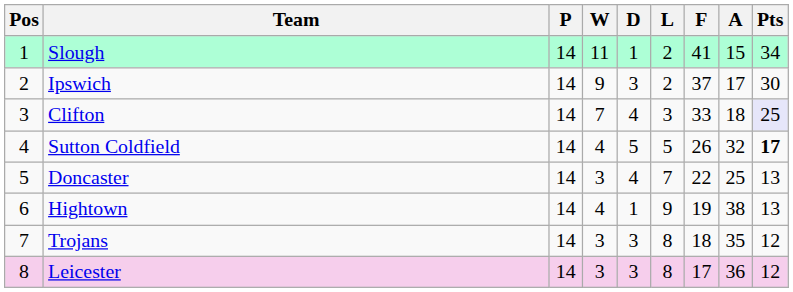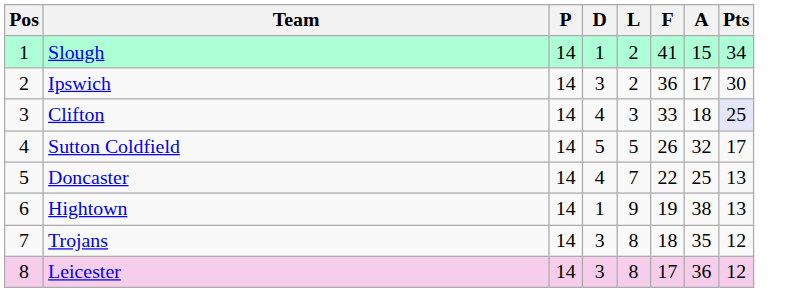- column: (600, 20)
(701, 83) 37 -> (667, 83) 36
(770, 146) bold -> (736, 146) normal
